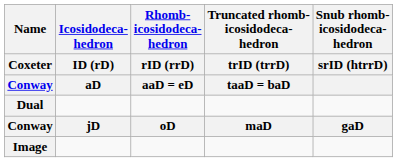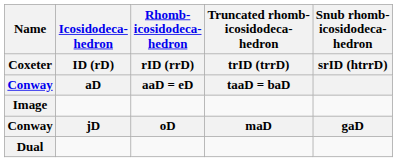rows swapped: (30, 146) <-> (30, 105)
